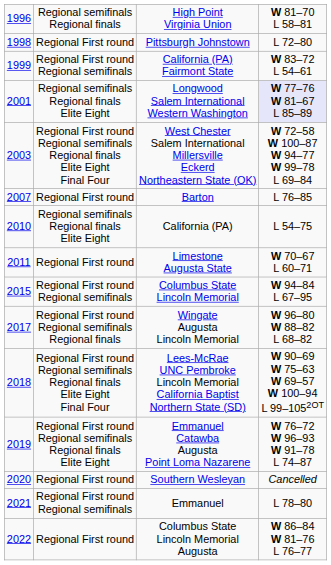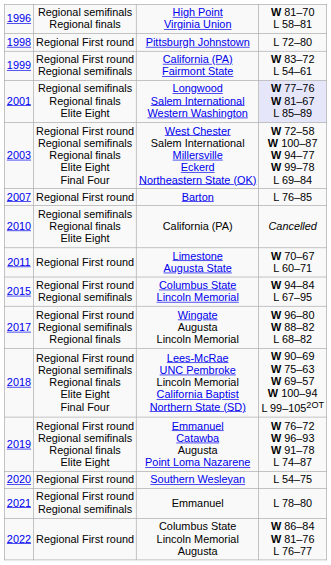(293, 226) L 54–75 -> (293, 226) Cancelled
(293, 480) Cancelled -> (293, 480) L 54–75
